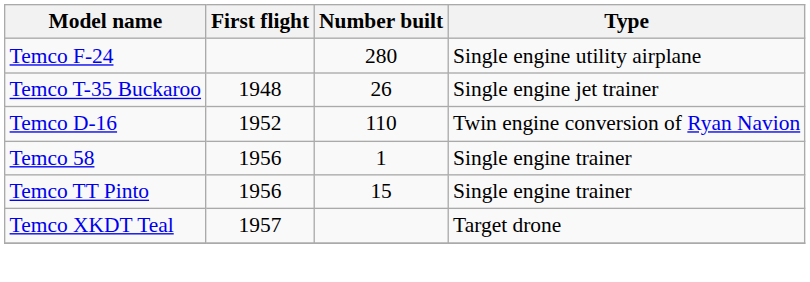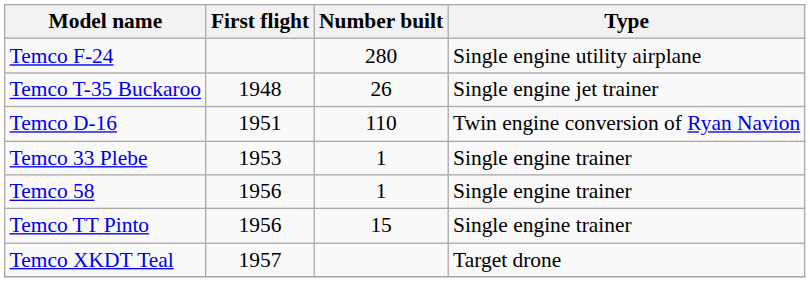(260, 123) 1952 -> (260, 123) 1951
+ row: (79, 157)
